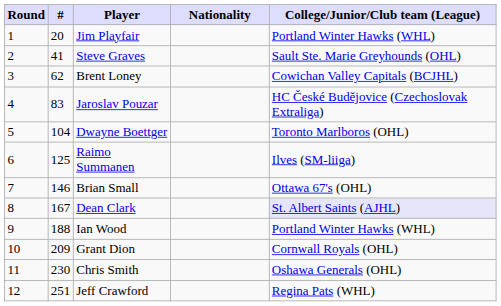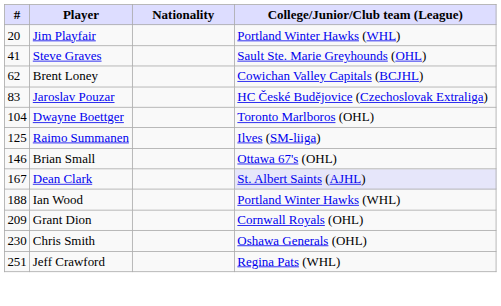- column: (26, 14)
